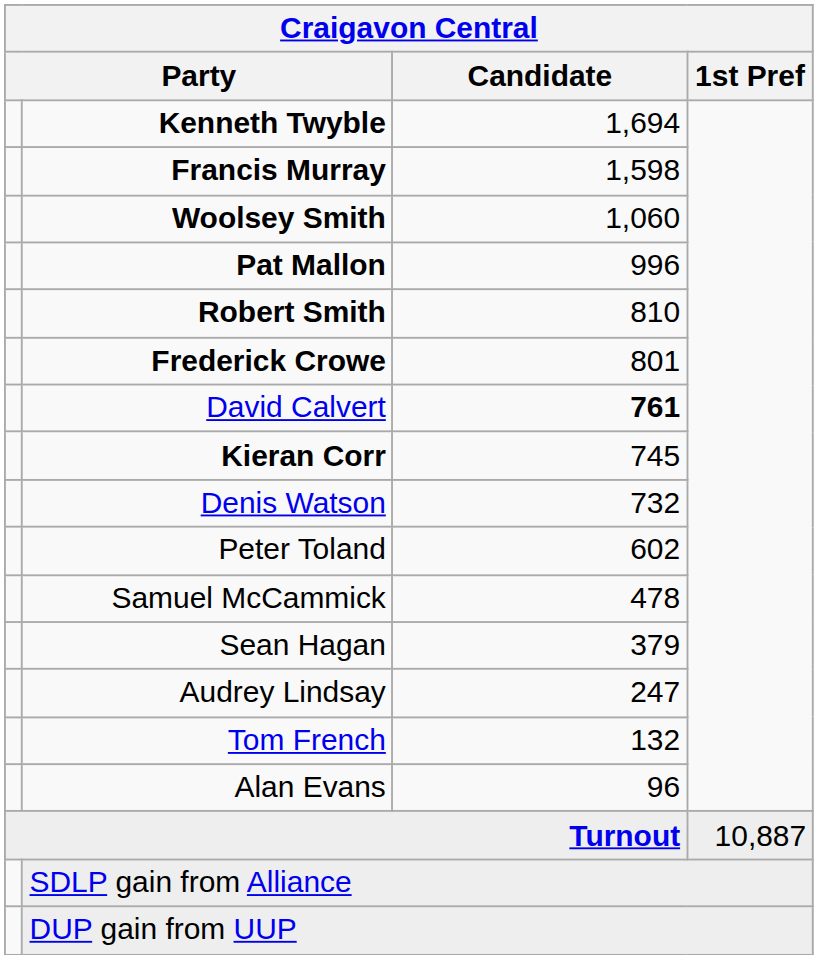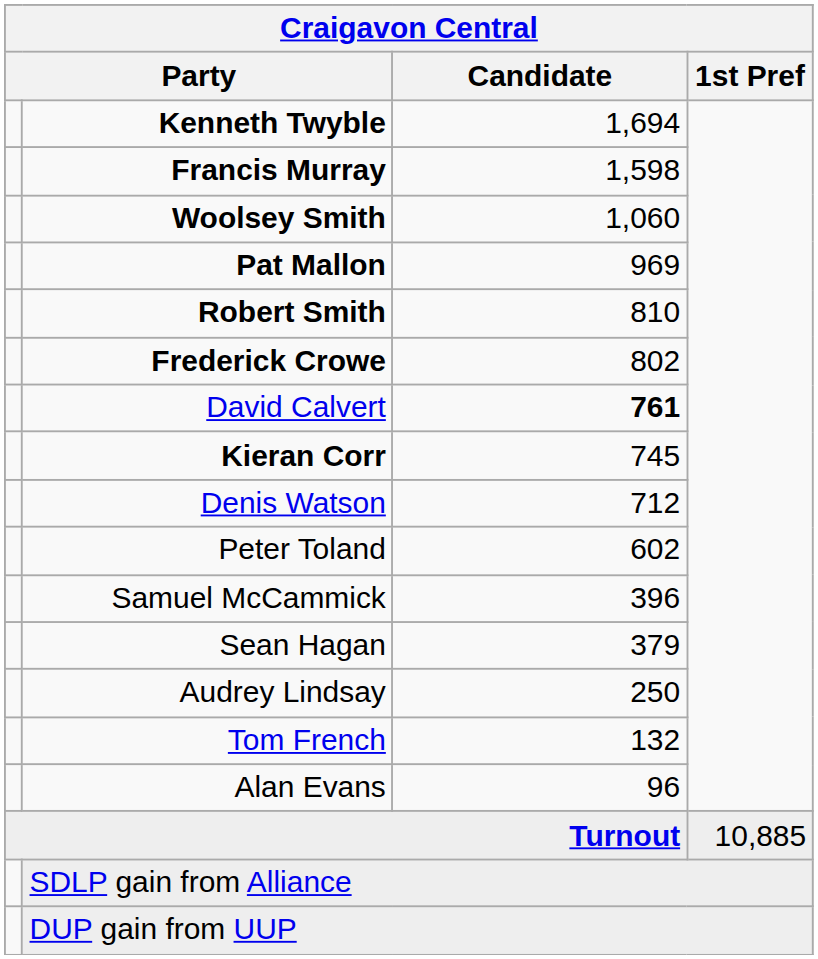(655, 265) 996 -> (655, 265) 969
(655, 360) 801 -> (655, 360) 802
(655, 502) 732 -> (655, 502) 712
(655, 597) 478 -> (655, 597) 396
(655, 692) 247 -> (655, 692) 250
(760, 834) 10,887 -> (760, 834) 10,885
